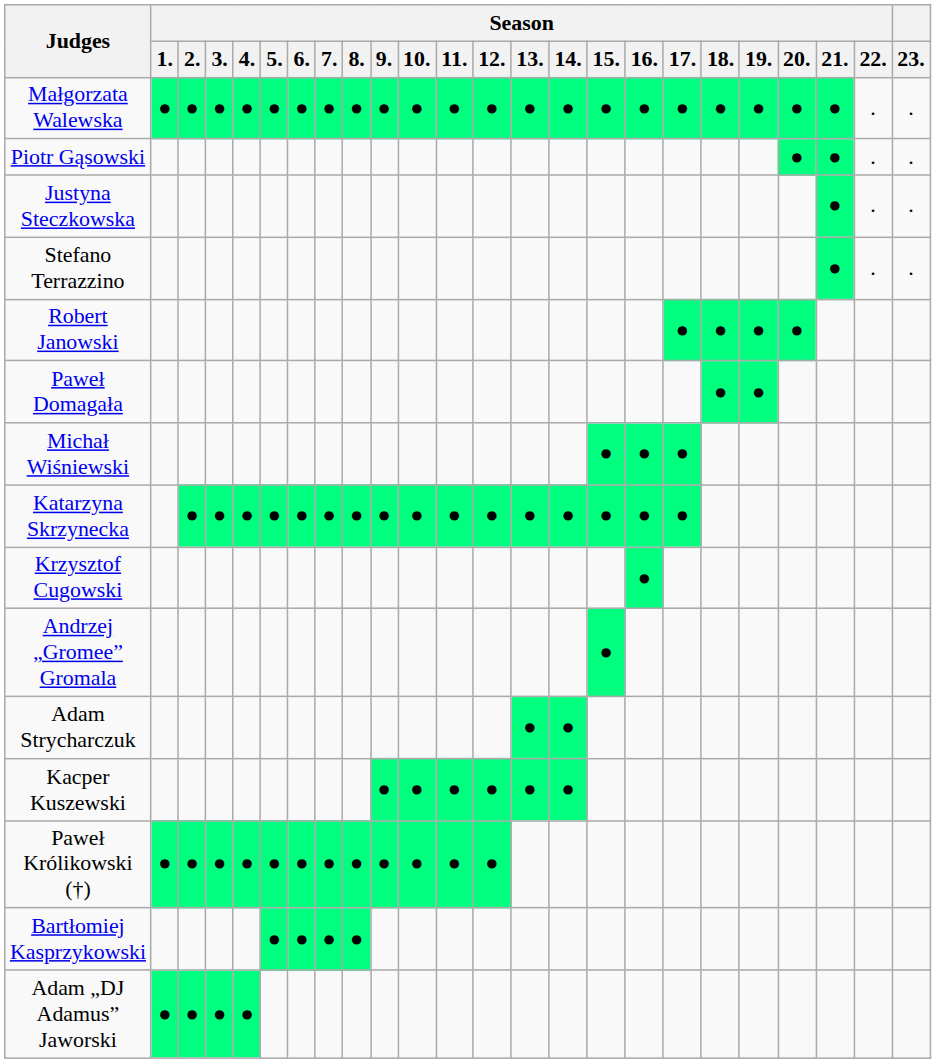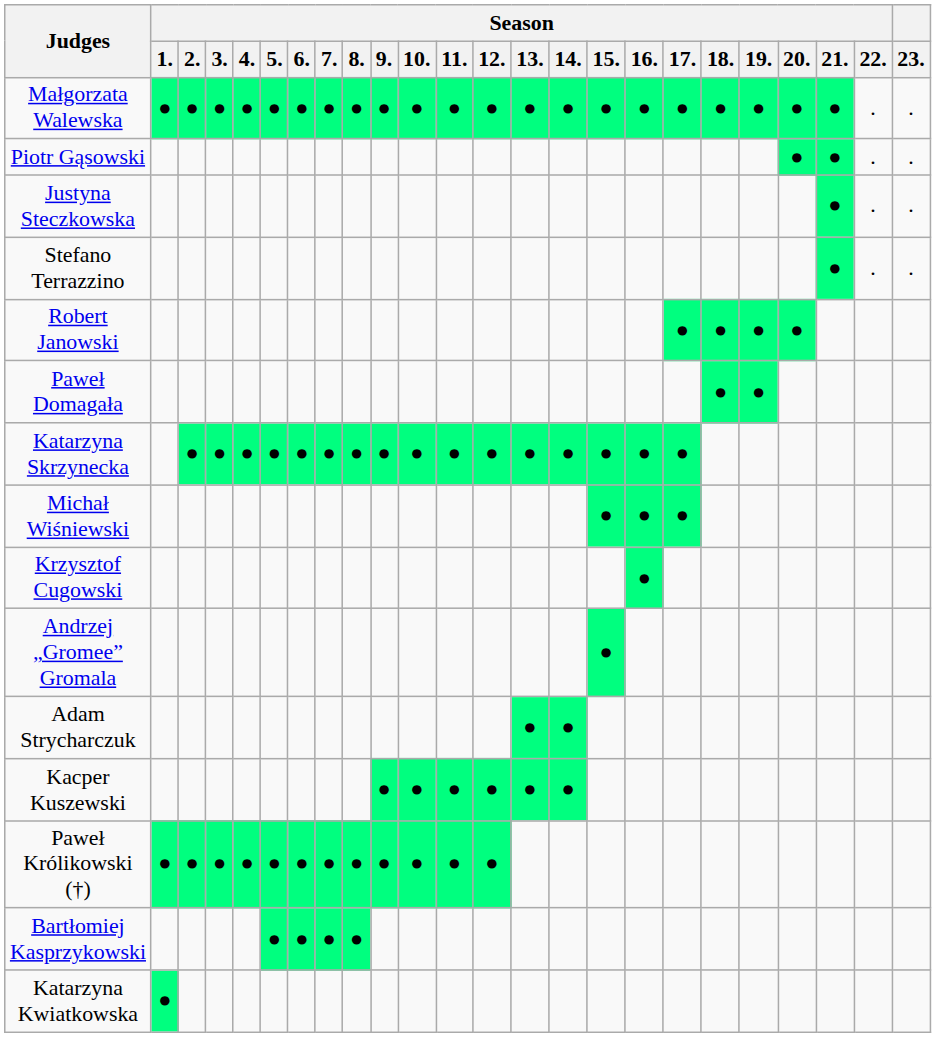rows swapped: (78, 515) <-> (78, 453)
- row: (78, 1013)
+ row: (78, 1001)
